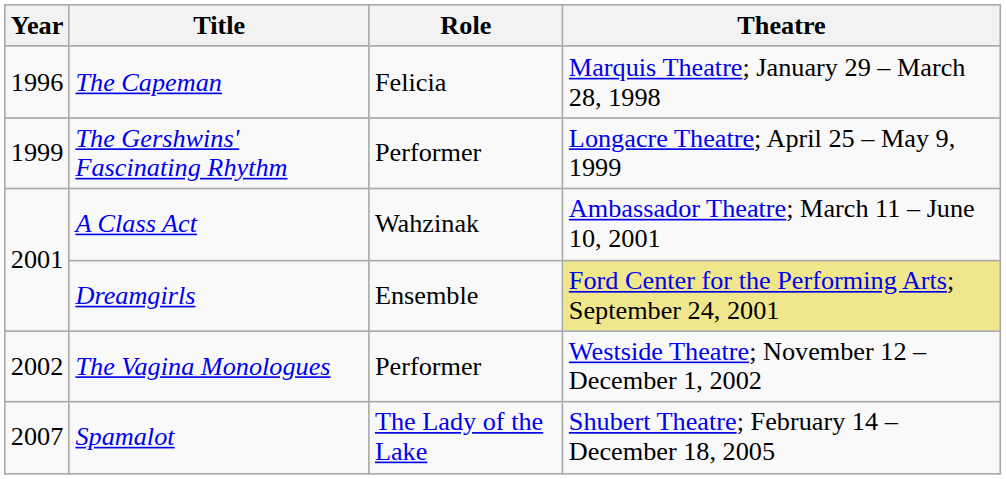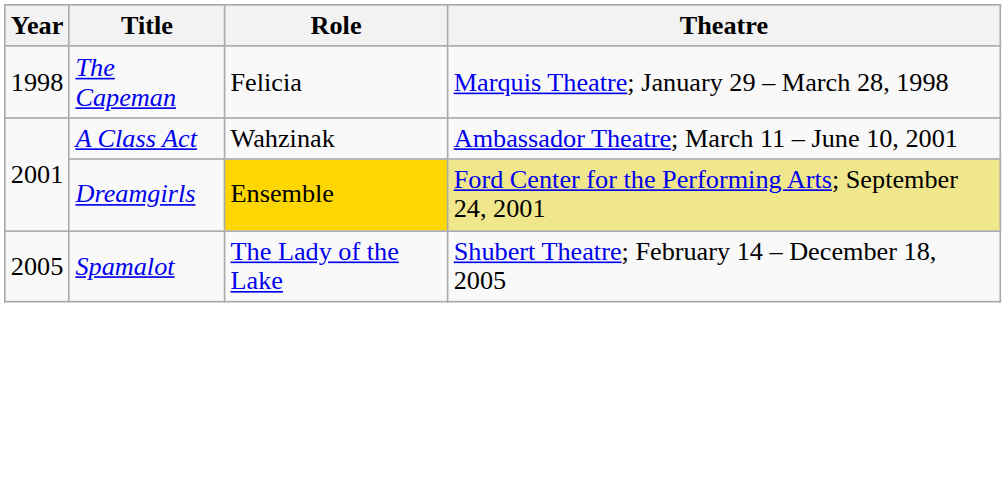(37, 81) 1996 -> (37, 81) 1998
- row: (181, 152)
(427, 295) no background -> (282, 194) gold background
- row: (203, 366)
(37, 437) 2007 -> (37, 265) 2005
